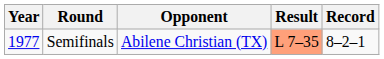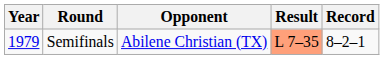(24, 41) 1977 -> (24, 41) 1979
